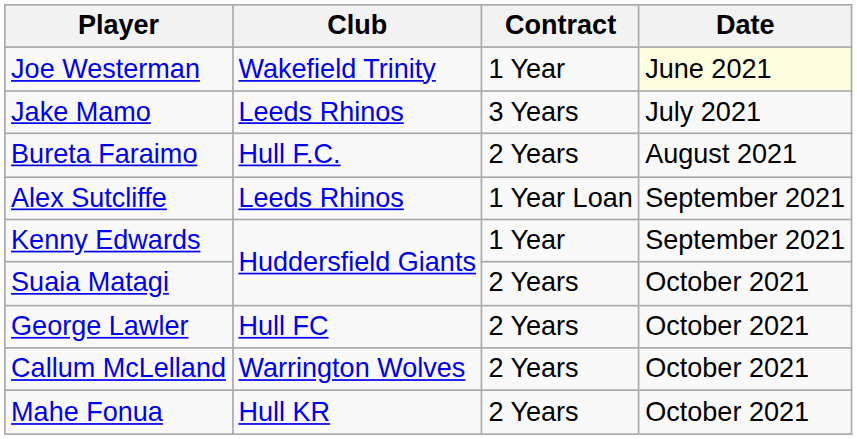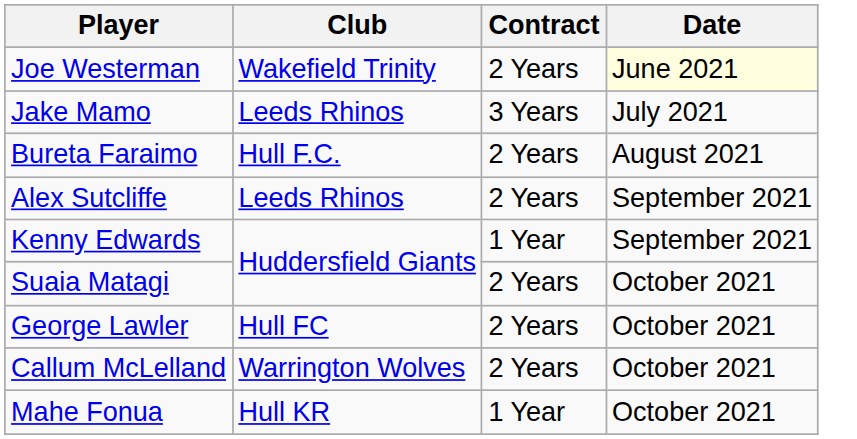(527, 68) 1 Year -> (534, 68) 2 Years
(561, 197) 1 Year Loan -> (534, 197) 2 Years
(534, 411) 2 Years -> (527, 411) 1 Year
